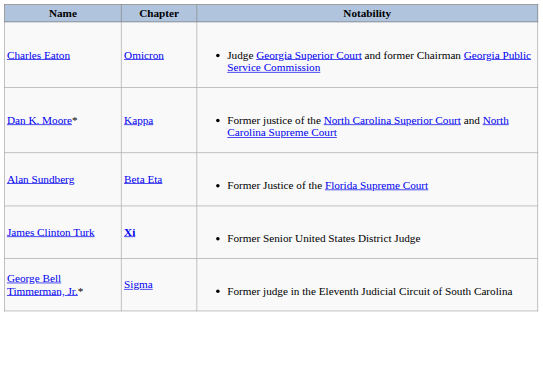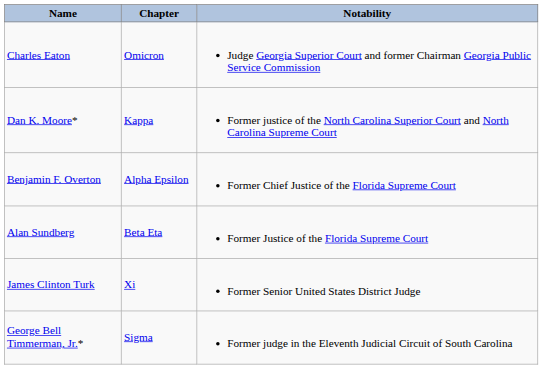+ row: (54, 179)
(130, 232) bold -> (130, 284) normal
